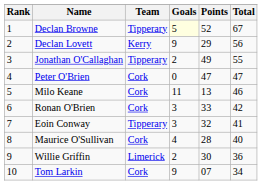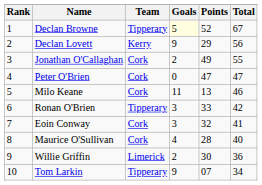(147, 60) Tipperary -> (138, 60) Cork
(138, 108) Cork -> (147, 108) Tipperary
(147, 124) Tipperary -> (138, 124) Cork
(138, 172) Cork -> (147, 172) Tipperary
